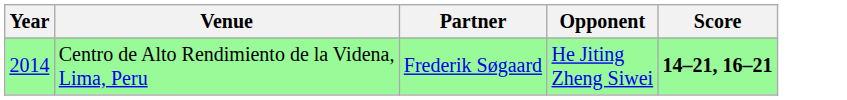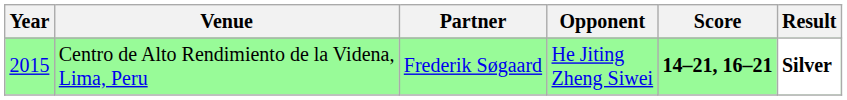+ column: (809, 21)
(29, 66) 2014 -> (29, 66) 2015
